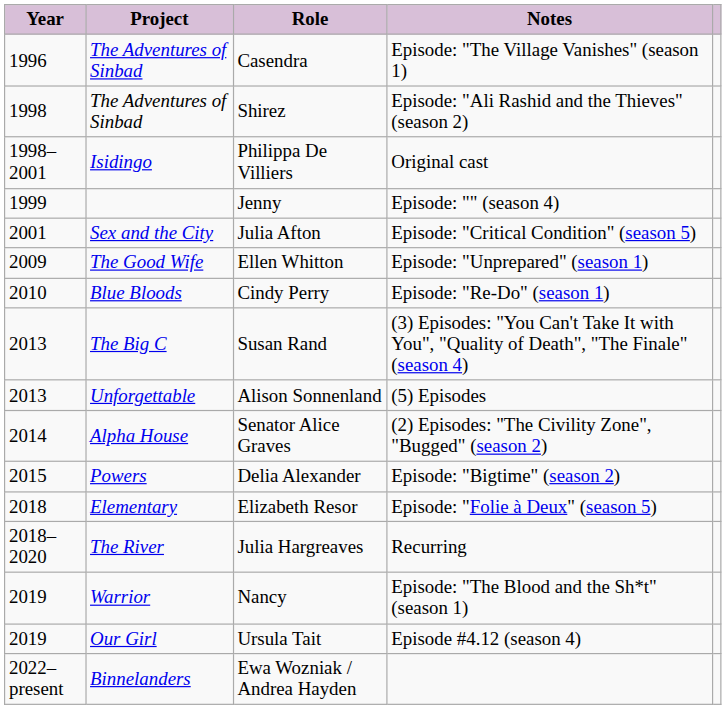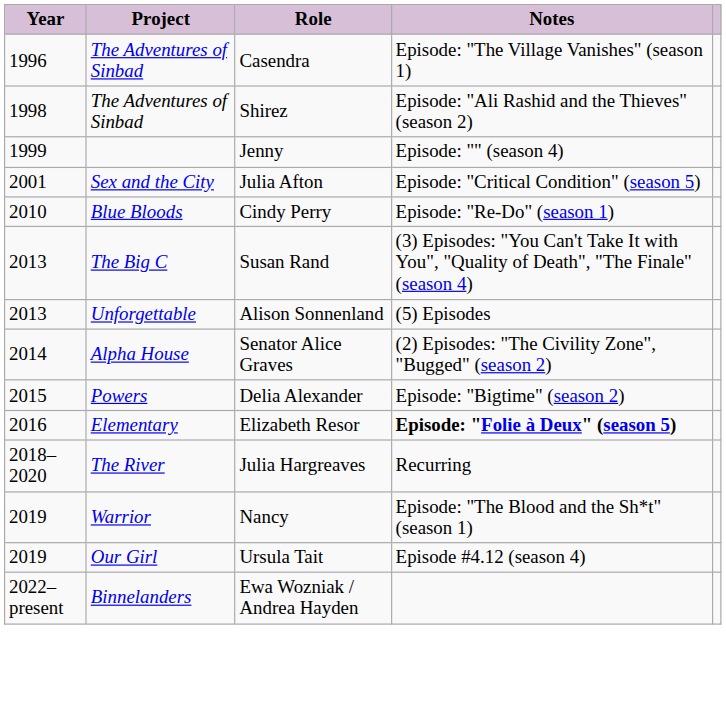- row: (282, 162)
- row: (290, 262)
(28, 506) 2018 -> (28, 425) 2016
(524, 506) normal -> (536, 425) bold
